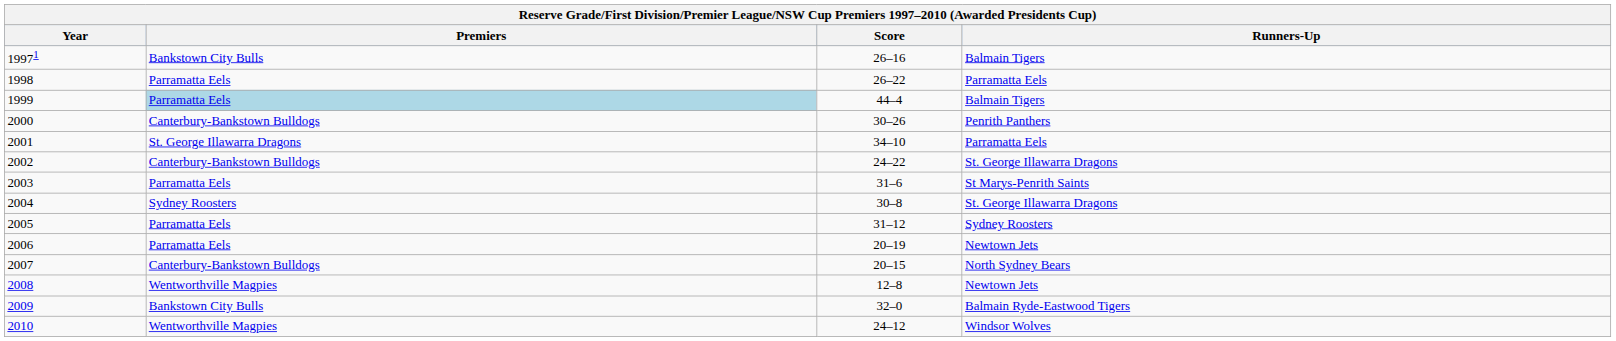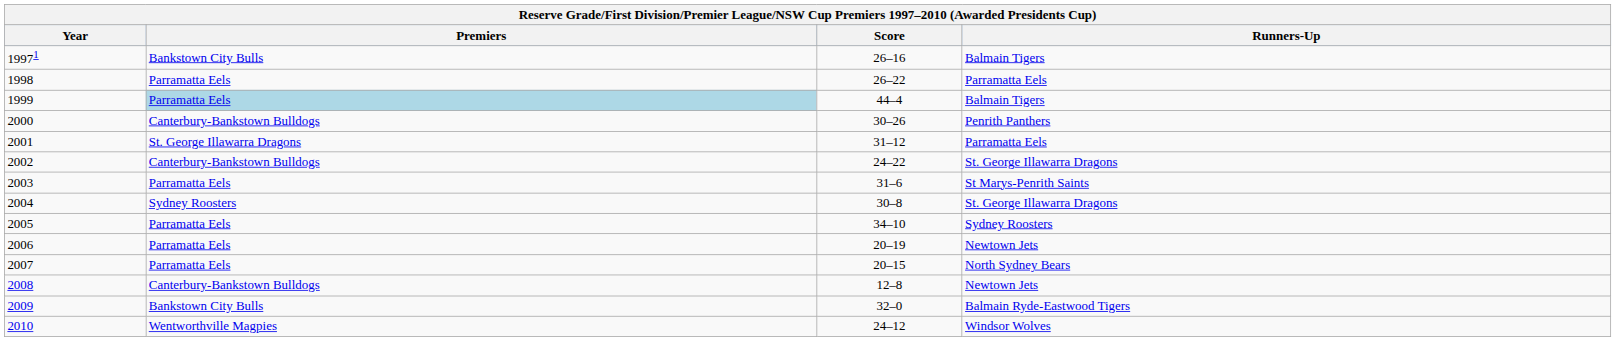(889, 141) 34–10 -> (889, 141) 31–12
(889, 223) 31–12 -> (889, 223) 34–10
(234, 264) Canterbury-Bankstown Bulldogs -> (190, 264) Parramatta Eels
(213, 285) Wentworthville Magpies -> (234, 285) Canterbury-Bankstown Bulldogs
